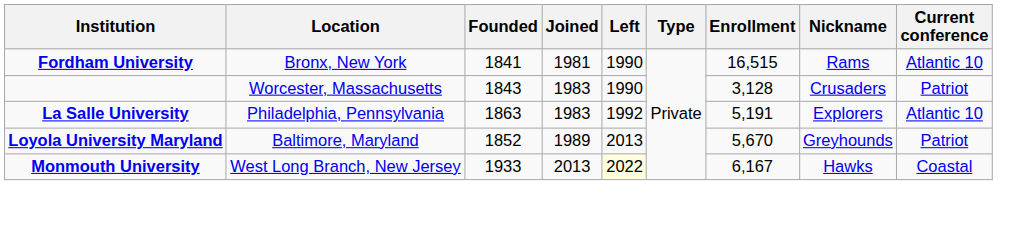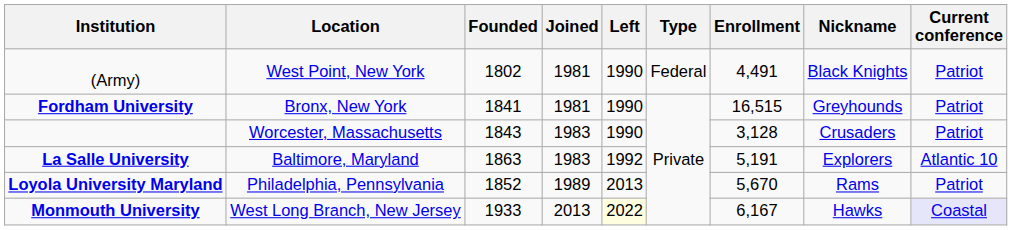+ row: (115, 80)
(848, 62) Rams -> (858, 106) Greyhounds
(944, 62) Atlantic 10 -> (959, 106) Patriot
(345, 114) Philadelphia, Pennsylvania -> (345, 159) Baltimore, Maryland
(345, 140) Baltimore, Maryland -> (345, 185) Philadelphia, Pennsylvania
(848, 140) Greyhounds -> (858, 185) Rams
(944, 166) no background -> (959, 211) lavender background
